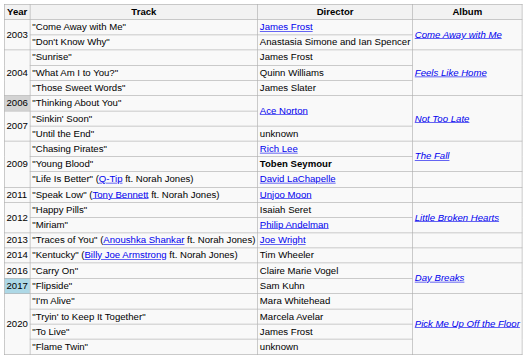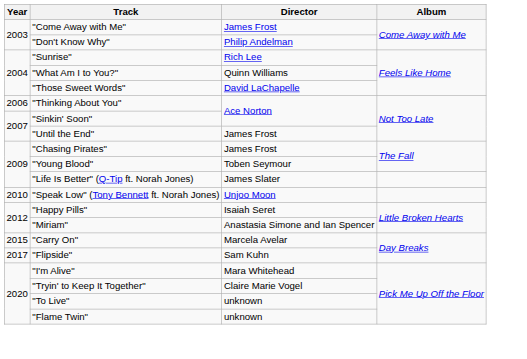(335, 42) Anastasia Simone and Ian Spencer -> (258, 42) Philip Andelman
(286, 57) James Frost -> (243, 57) Rich Lee
(288, 88) James Slater -> (262, 88) David LaChapelle
(17, 103) lightgrey background -> (17, 103) no background
(279, 133) unknown -> (250, 133) James Frost
(279, 149) Rich Lee -> (250, 149) James Frost
(296, 164) bold -> (258, 164) normal
(298, 179) David LaChapelle -> (252, 179) James Slater
(17, 194) 2011 -> (17, 194) 2010
(294, 225) Philip Andelman -> (299, 225) Anastasia Simone and Ian Spencer
- row: (144, 240)
- row: (135, 255)
(17, 270) 2016 -> (17, 240) 2015
(299, 270) Claire Marie Vogel -> (256, 240) Marcela Avelar
(17, 286) lightblue background -> (17, 255) no background
(292, 316) Marcela Avelar -> (263, 286) Claire Marie Vogel
(286, 331) James Frost -> (243, 301) unknown
